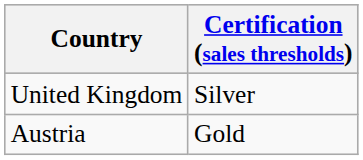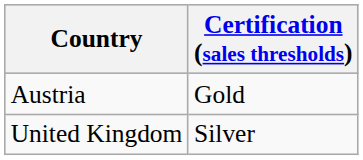rows swapped: (48, 133) <-> (97, 93)
